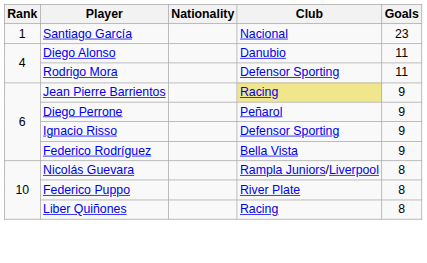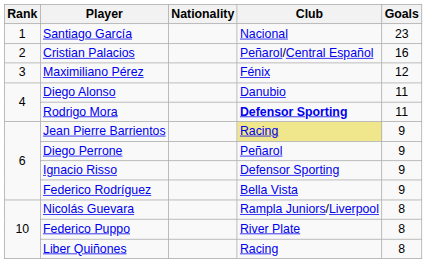+ row: (89, 53)
+ row: (93, 72)
(290, 72) normal -> (294, 111) bold
